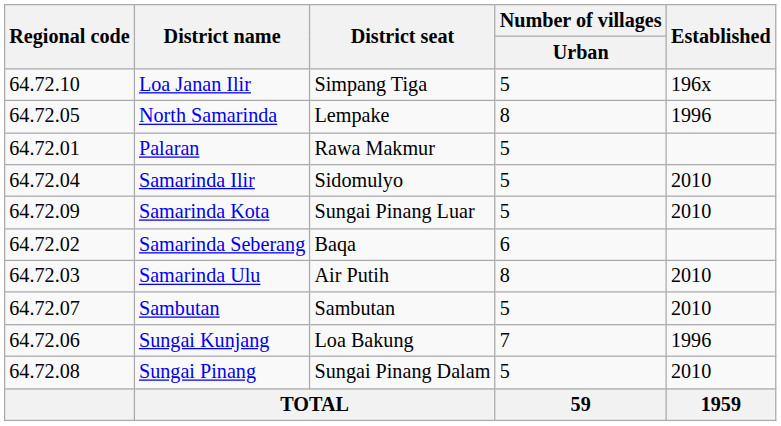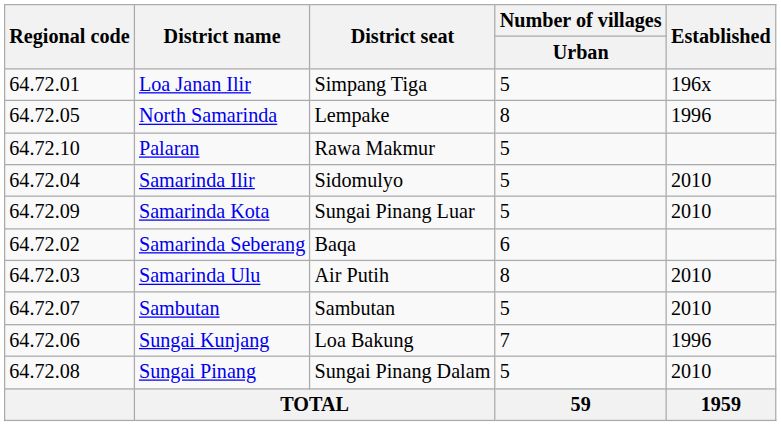(45, 84) 64.72.10 -> (45, 84) 64.72.01
(45, 148) 64.72.01 -> (45, 148) 64.72.10
